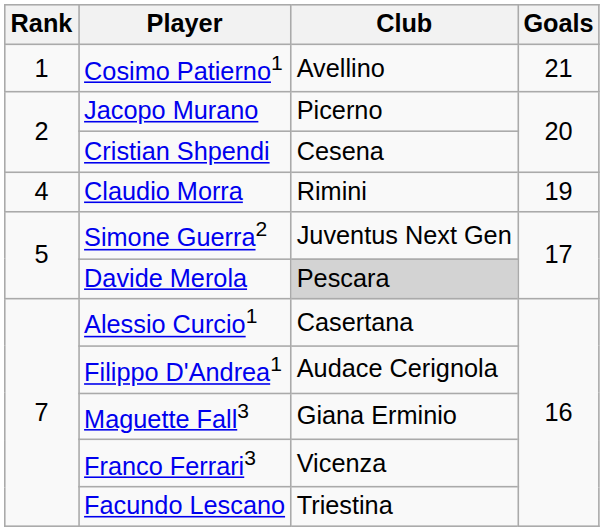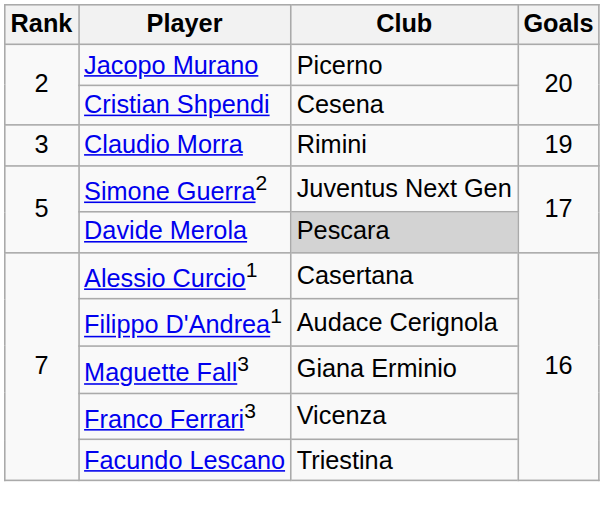- row: (183, 68)
(42, 191) 4 -> (42, 144) 3
